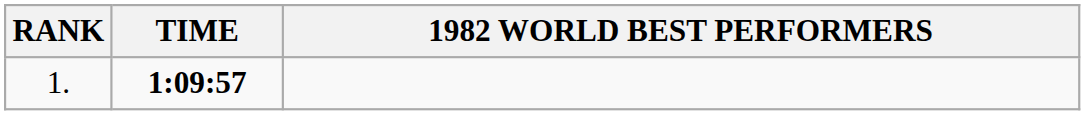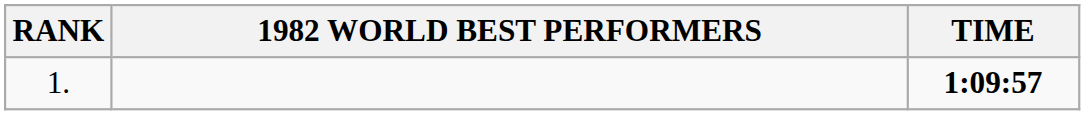columns swapped: (680, 30) <-> (197, 30)
